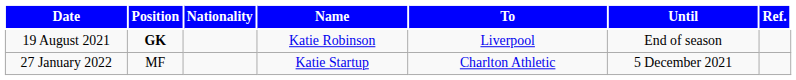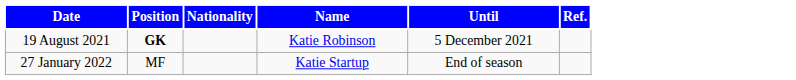- column: (508, 17)
(683, 41) End of season -> (484, 41) 5 December 2021
(683, 63) 5 December 2021 -> (484, 63) End of season
